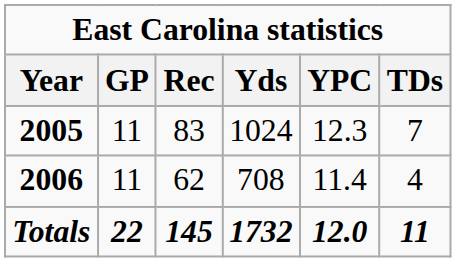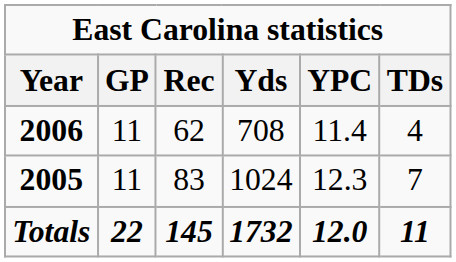rows swapped: (51, 130) <-> (51, 180)
